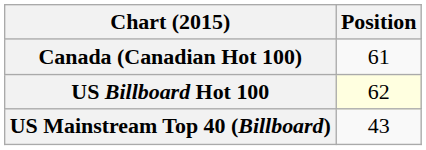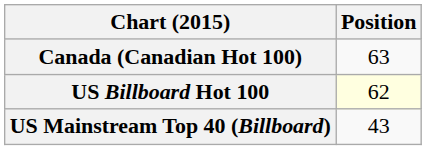(379, 56) 61 -> (379, 56) 63
